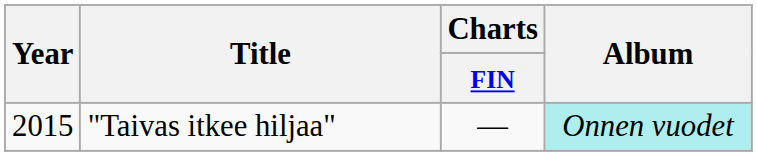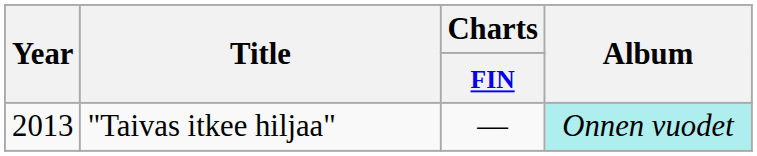(43, 126) 2015 -> (43, 126) 2013
